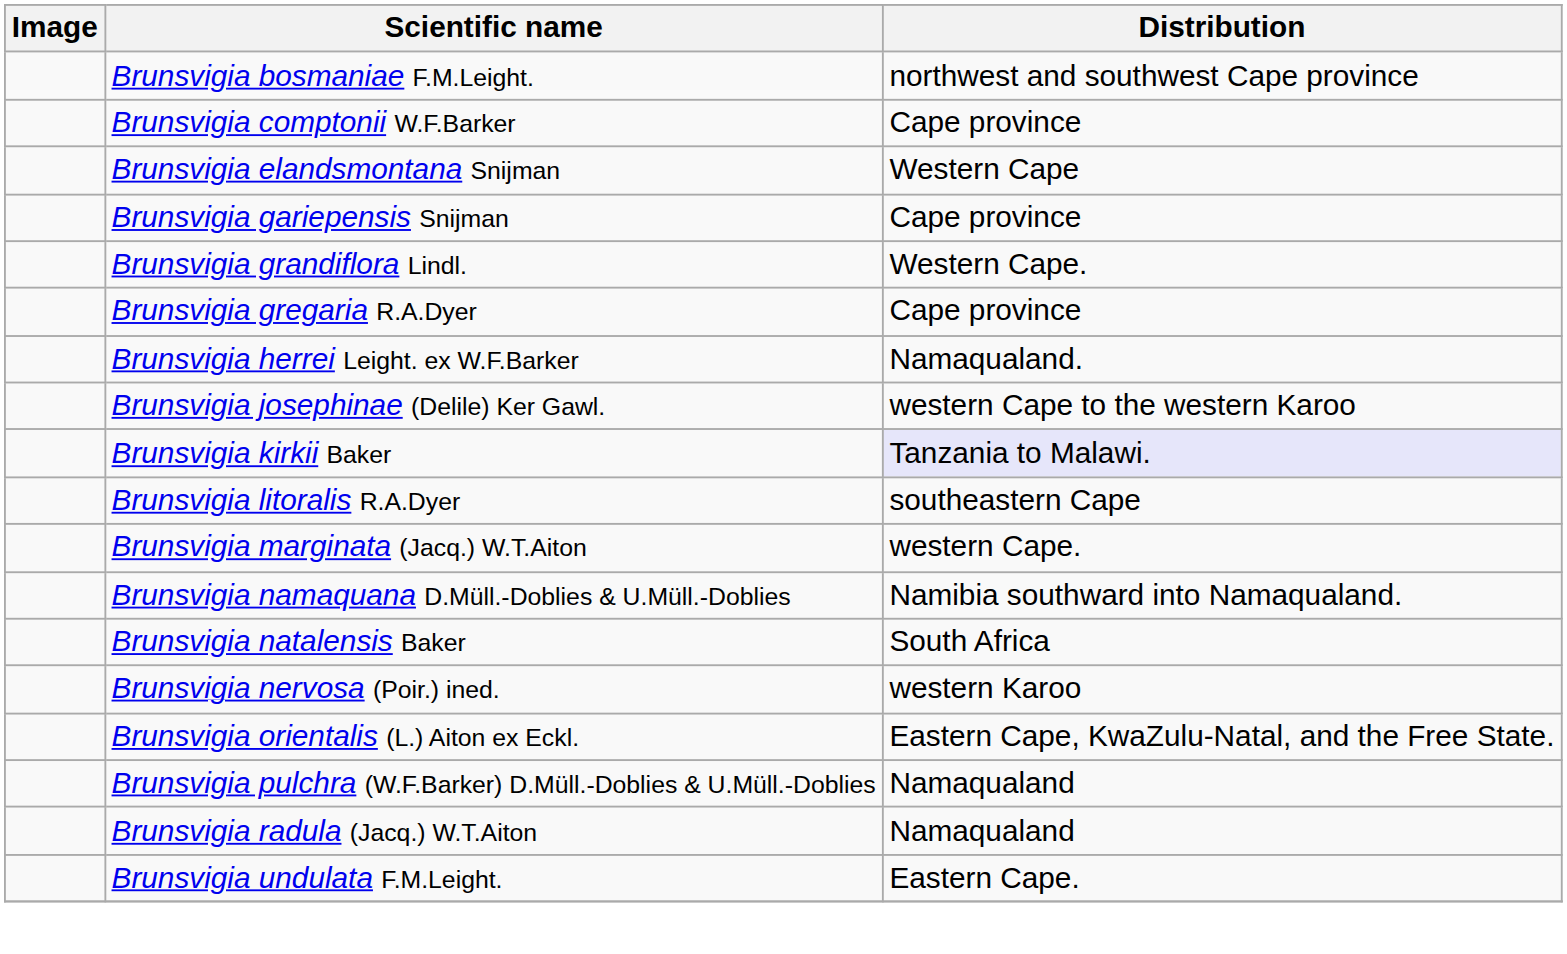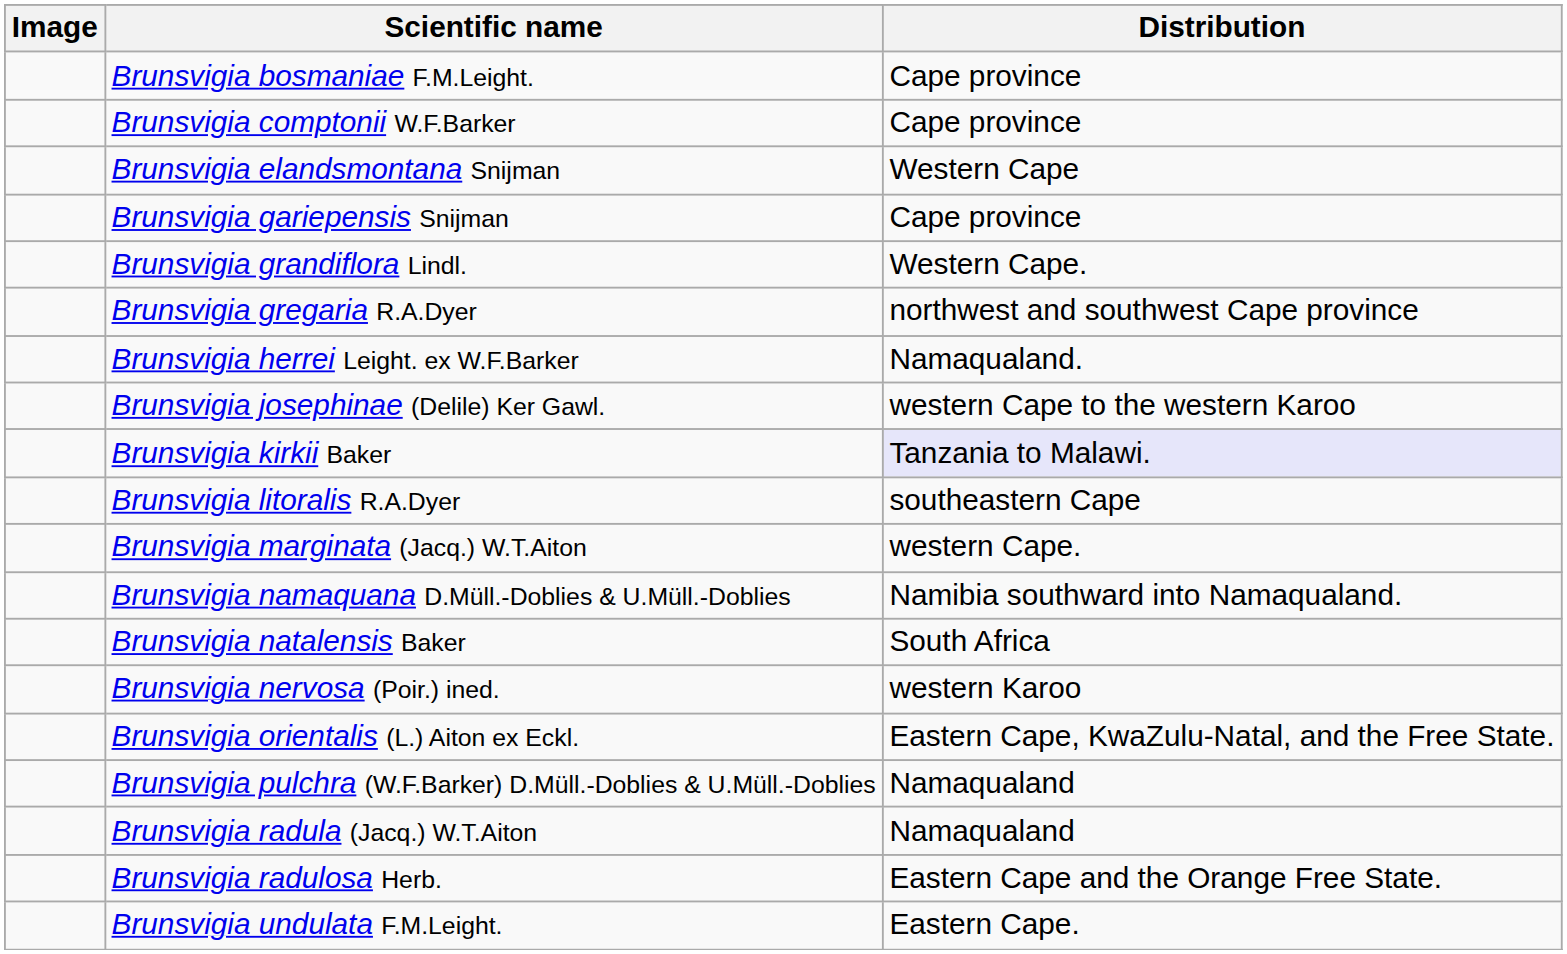(1154, 75) northwest and southwest Cape province -> (985, 75) Cape province
(985, 311) Cape province -> (1154, 311) northwest and southwest Cape province
+ row: (277, 877)
